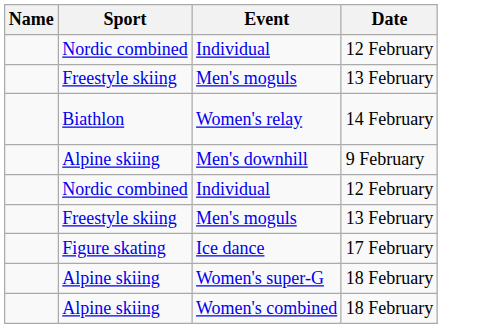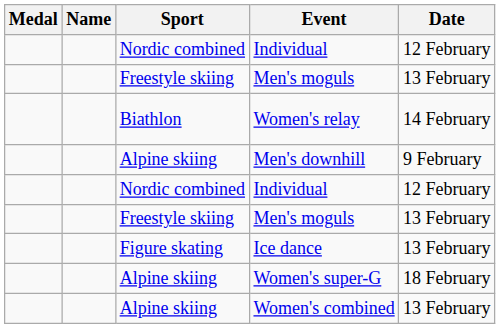+ column: (33, 19)
(389, 248) 17 February -> (447, 248) 13 February
(389, 308) 18 February -> (447, 308) 13 February
